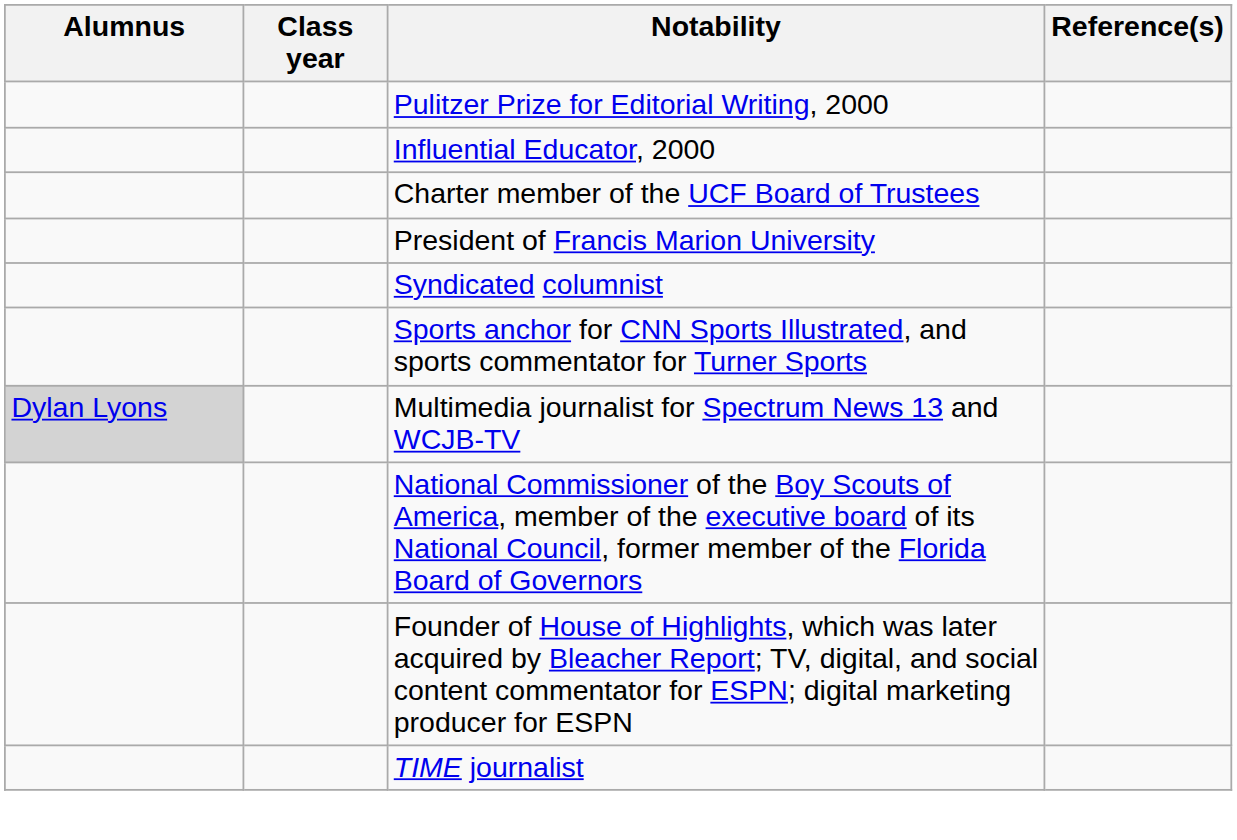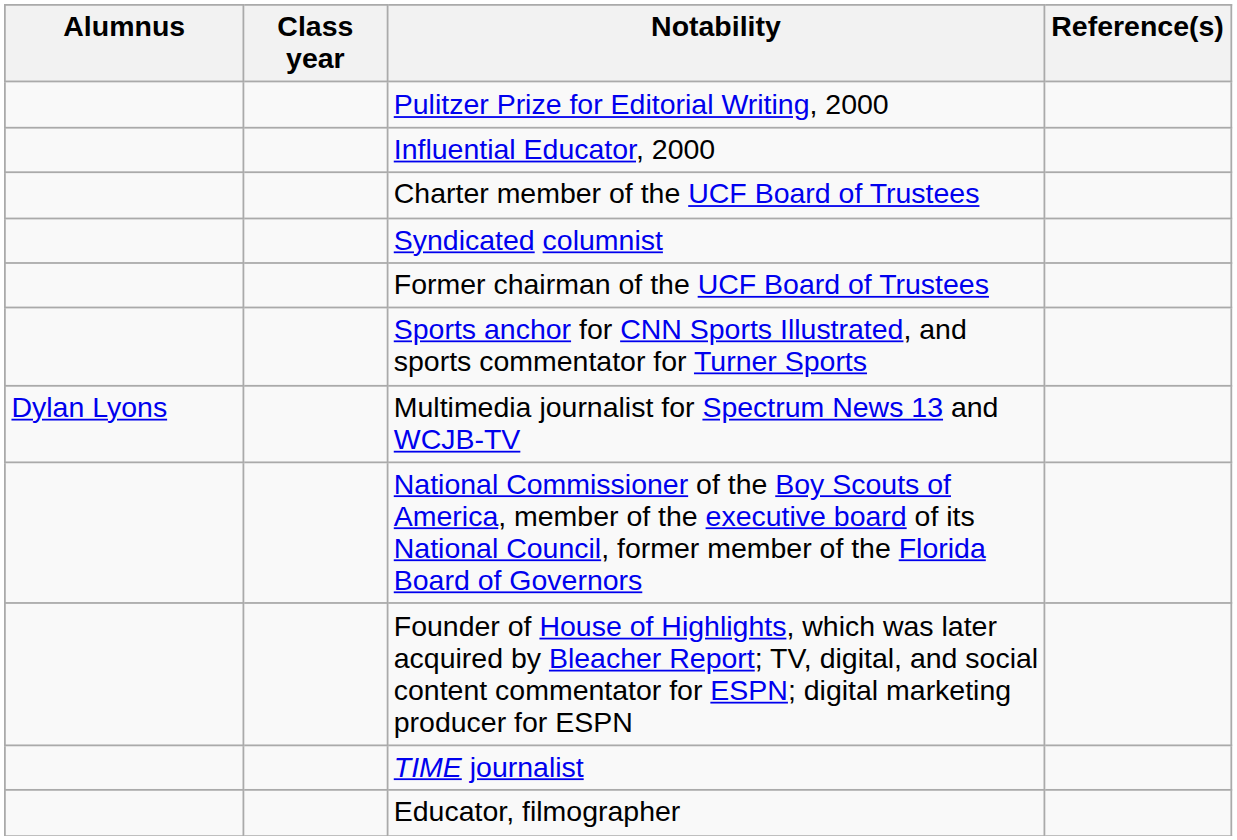- row: (634, 239)
+ row: (691, 284)
(89, 407) lightgrey background -> (89, 407) no background
+ row: (537, 812)
